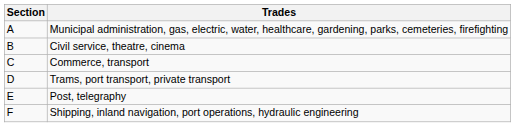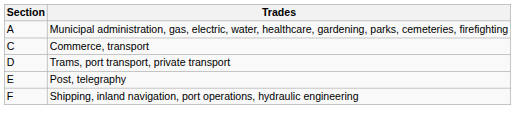- row: (117, 46)
